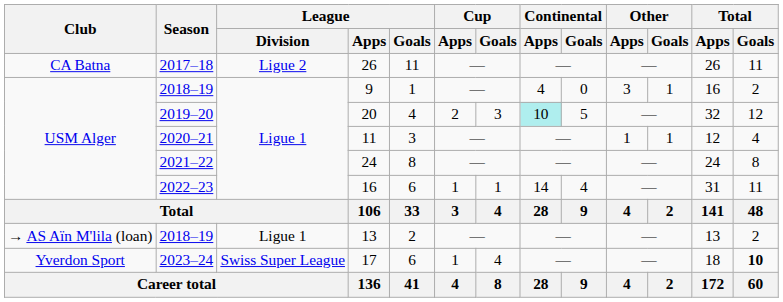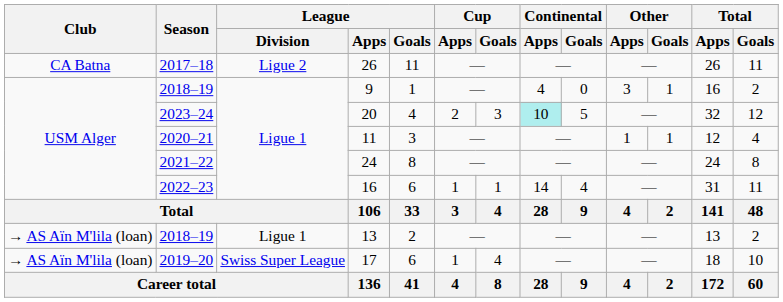(186, 114) 2019–20 -> (186, 114) 2023–24
(80, 260) Yverdon Sport -> (80, 260) → AS Aïn M'lila (loan)
(186, 260) 2023–24 -> (186, 260) 2019–20
(756, 260) bold -> (756, 260) normal
